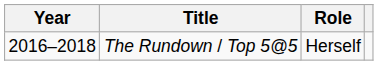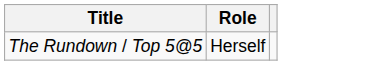- column: (52, 18)
